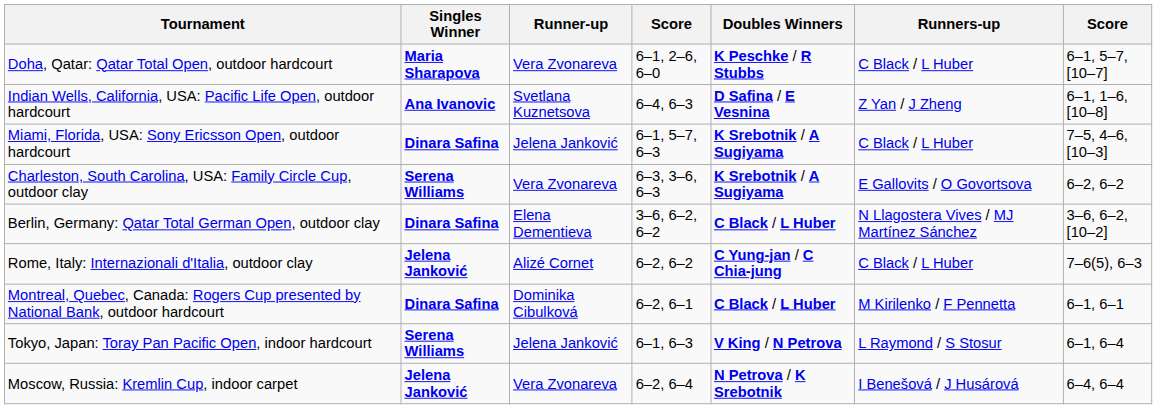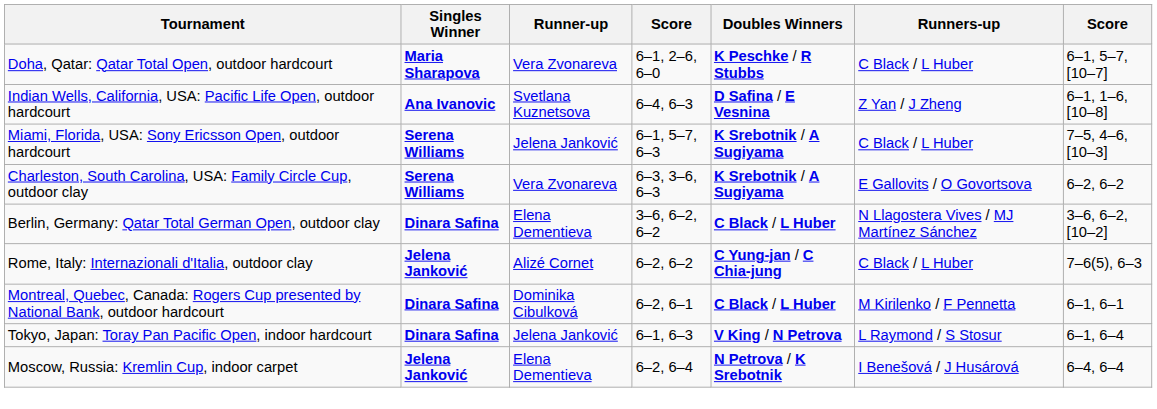(452, 144) Dinara Safina -> (434, 144) Serena Williams
(434, 343) Serena Williams -> (452, 335) Dinara Safina
(565, 383) Vera Zvonareva -> (552, 367) Elena Dementieva
